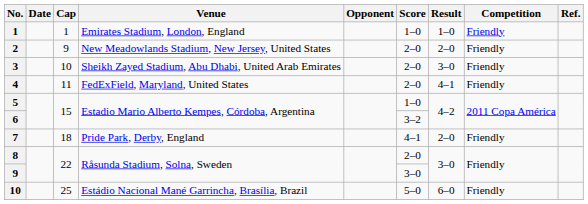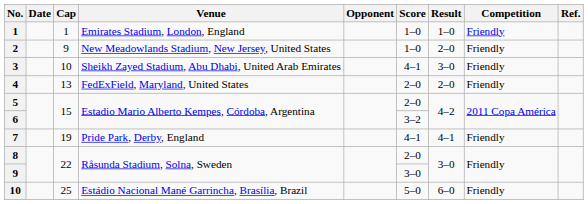(412, 48) 2–0 -> (412, 48) 1–0
(412, 66) 2–0 -> (412, 66) 4–1
(66, 84) 11 -> (66, 84) 13
(446, 84) 4–1 -> (446, 84) 2–0
(412, 102) 1–0 -> (412, 102) 2–0
(66, 137) 18 -> (66, 137) 19
(446, 137) 2–0 -> (446, 137) 4–1
